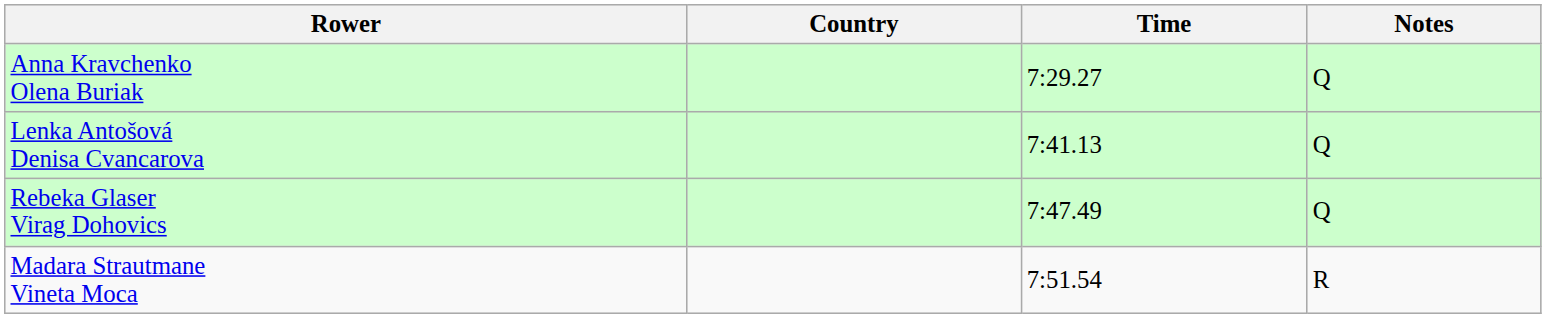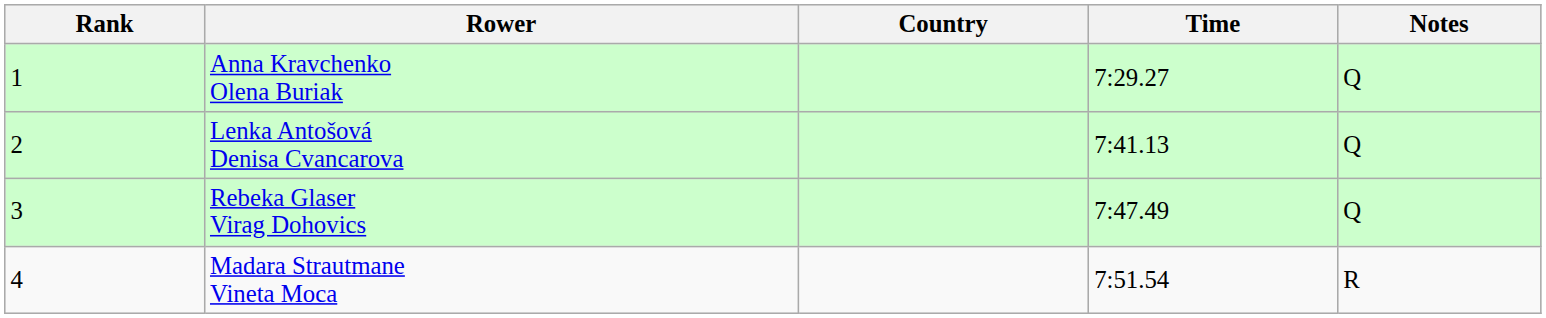+ column: (105, 24)
